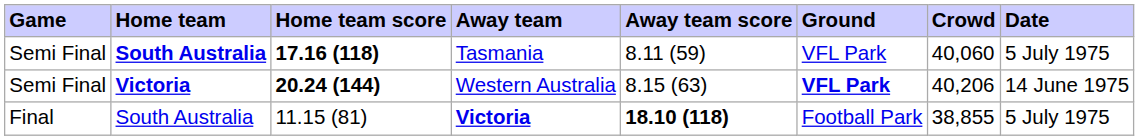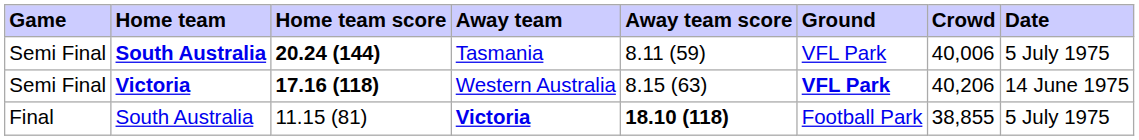(327, 53) 17.16 (118) -> (328, 53) 20.24 (144)
(963, 53) 40,060 -> (963, 53) 40,006
(328, 85) 20.24 (144) -> (327, 85) 17.16 (118)
